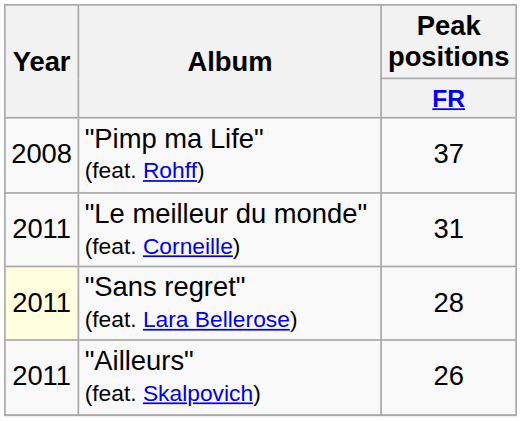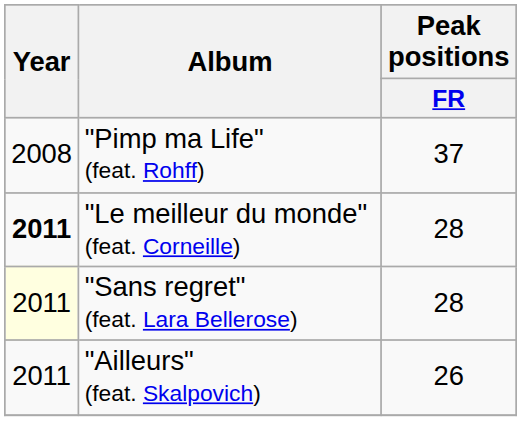(42, 228) normal -> (42, 228) bold
(449, 228) 31 -> (449, 228) 28
